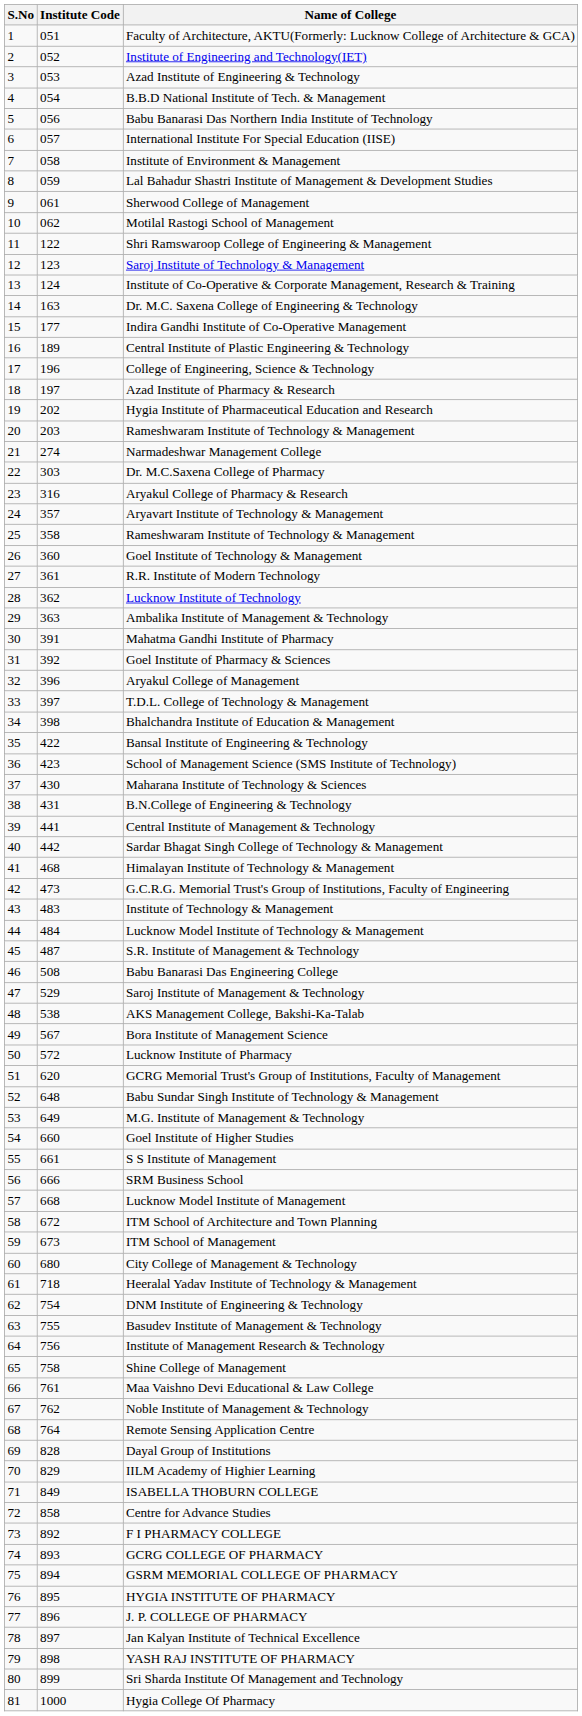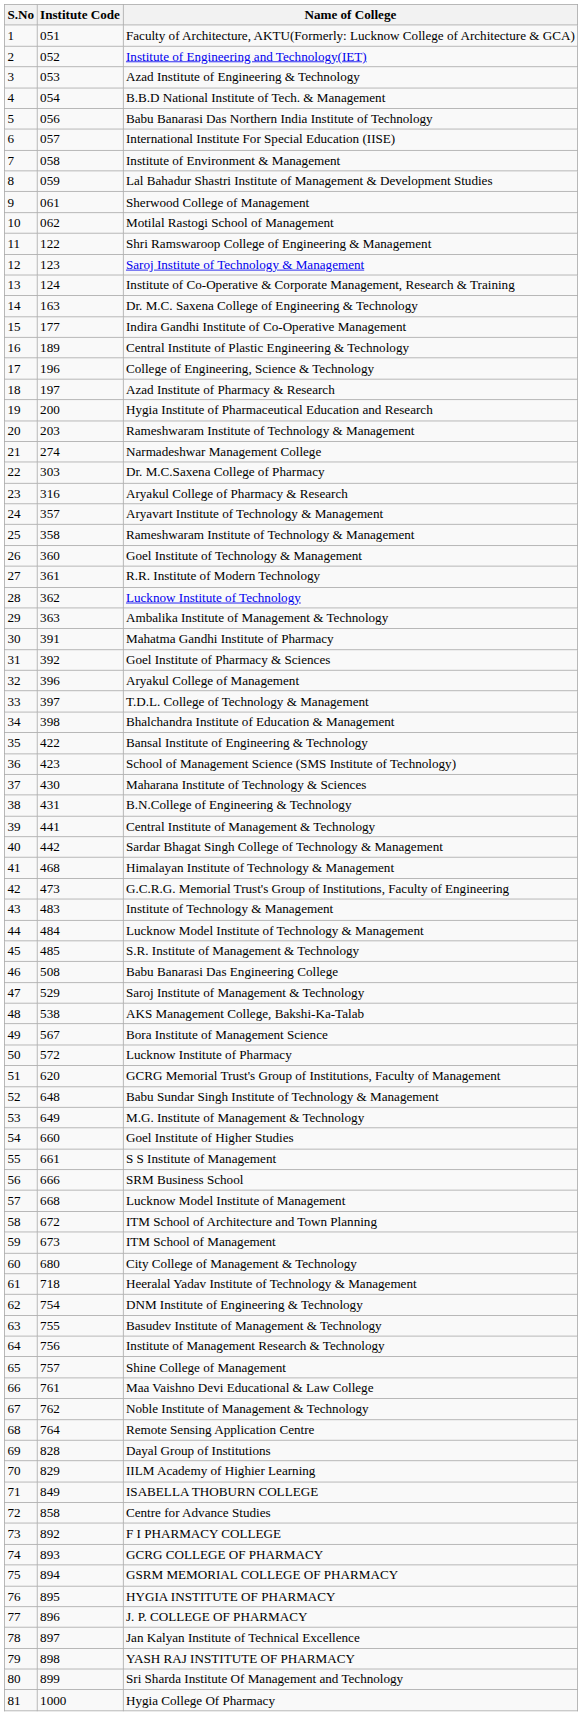(50, 410) 202 -> (50, 410) 200
(50, 951) 487 -> (50, 951) 485
(50, 1367) 758 -> (50, 1367) 757
